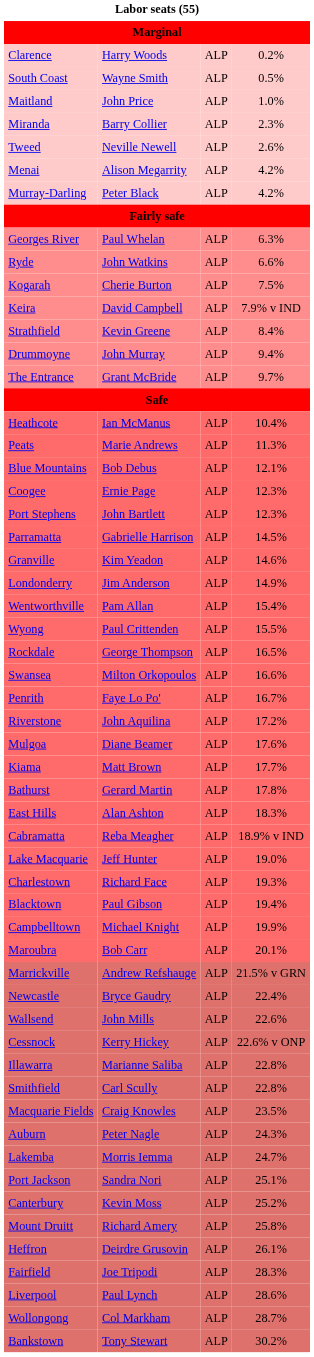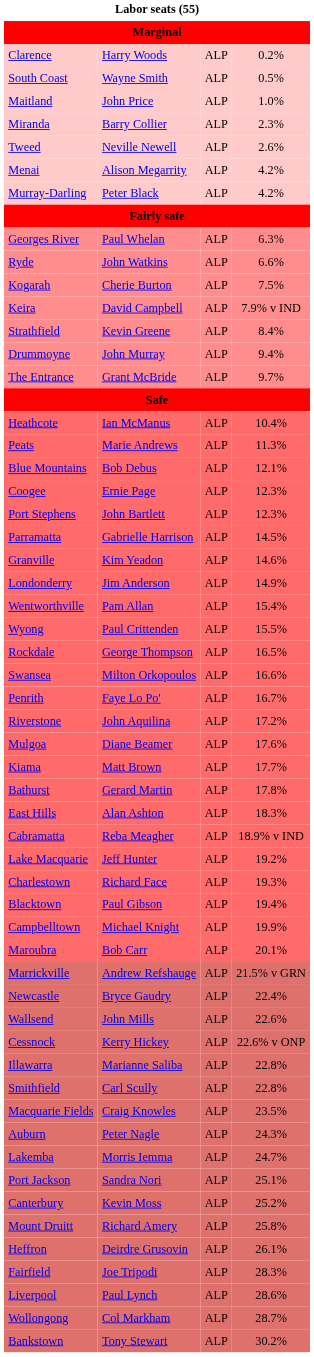(271, 858) 19.0% -> (271, 858) 19.2%
